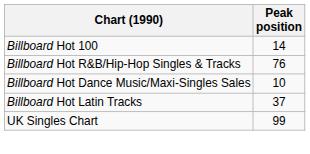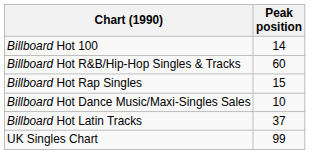(279, 64) 76 -> (279, 64) 60
+ row: (75, 83)
